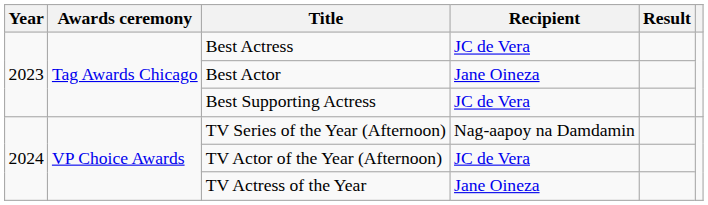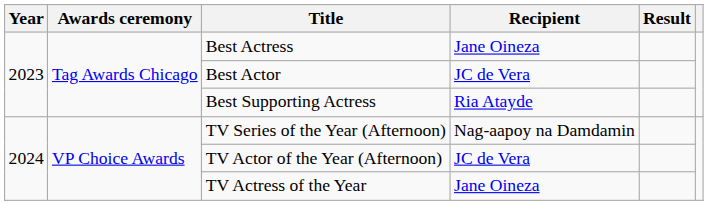(492, 46) JC de Vera -> (497, 46) Jane Oineza
(497, 74) Jane Oineza -> (492, 74) JC de Vera
(492, 102) JC de Vera -> (493, 102) Ria Atayde
